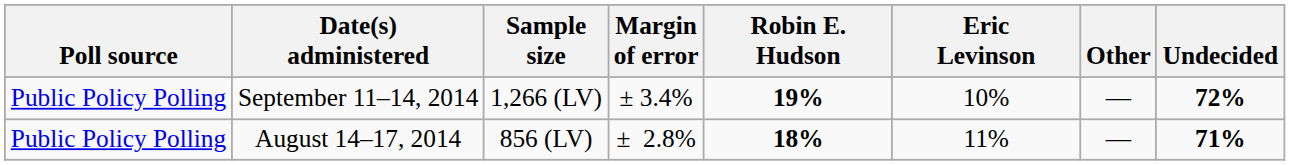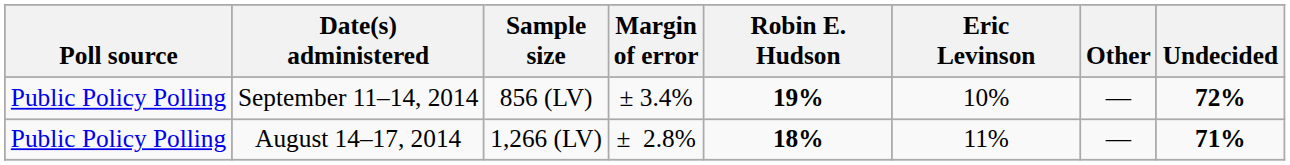(546, 97) 1,266 (LV) -> (546, 97) 856 (LV)
(546, 139) 856 (LV) -> (546, 139) 1,266 (LV)
